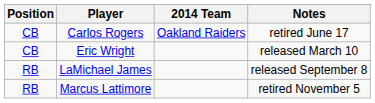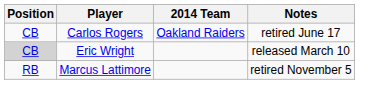(31, 51) no background -> (31, 51) lightgrey background
- row: (105, 70)
